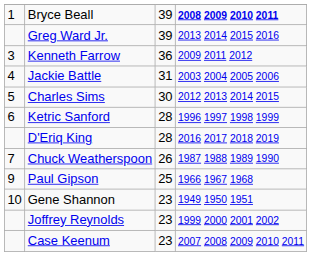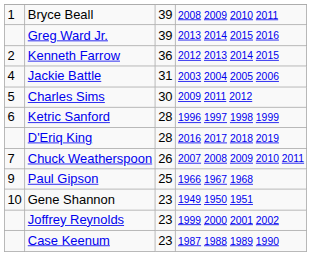(228, 15) bold -> (228, 15) normal
(11, 55) 3 -> (11, 55) 2
(215, 56) 2009 2011 2012 -> (228, 56) 2012 2013 2014 2015
(228, 97) 2012 2013 2014 2015 -> (215, 97) 2009 2011 2012
(228, 159) 1987 1988 1989 1990 -> (241, 159) 2007 2008 2009 2010 2011
(241, 241) 2007 2008 2009 2010 2011 -> (228, 241) 1987 1988 1989 1990
